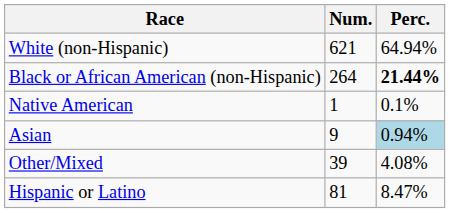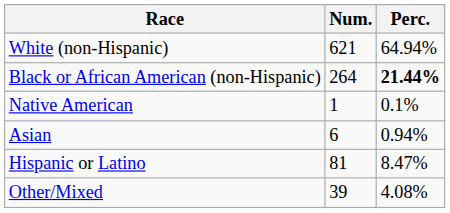(334, 134) 9 -> (334, 134) 6
(404, 134) lightblue background -> (404, 134) no background
rows swapped: (56, 163) <-> (77, 192)
